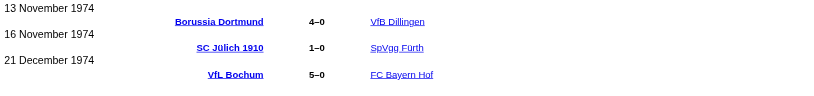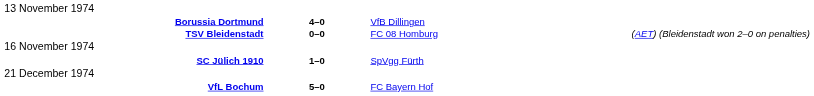+ row: (224, 34)
